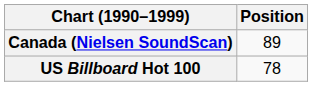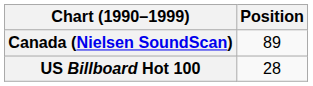(272, 68) 78 -> (272, 68) 28
